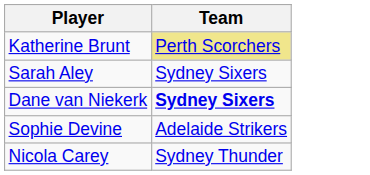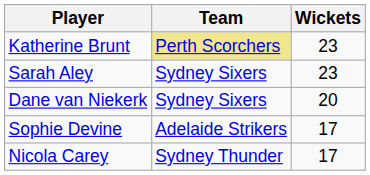+ column: (328, 18)
(215, 101) bold -> (211, 101) normal
